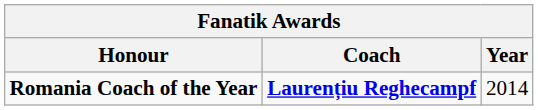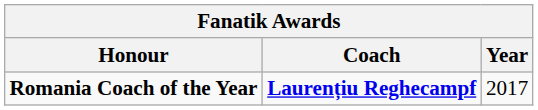(507, 88) 2014 -> (507, 88) 2017
